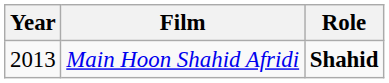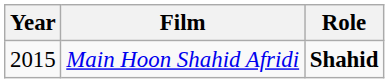(33, 58) 2013 -> (33, 58) 2015
